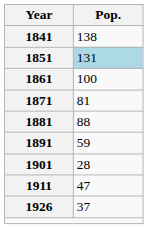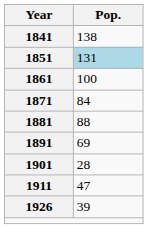(83, 100) 81 -> (83, 100) 84
(83, 143) 59 -> (83, 143) 69
(83, 206) 37 -> (83, 206) 39
